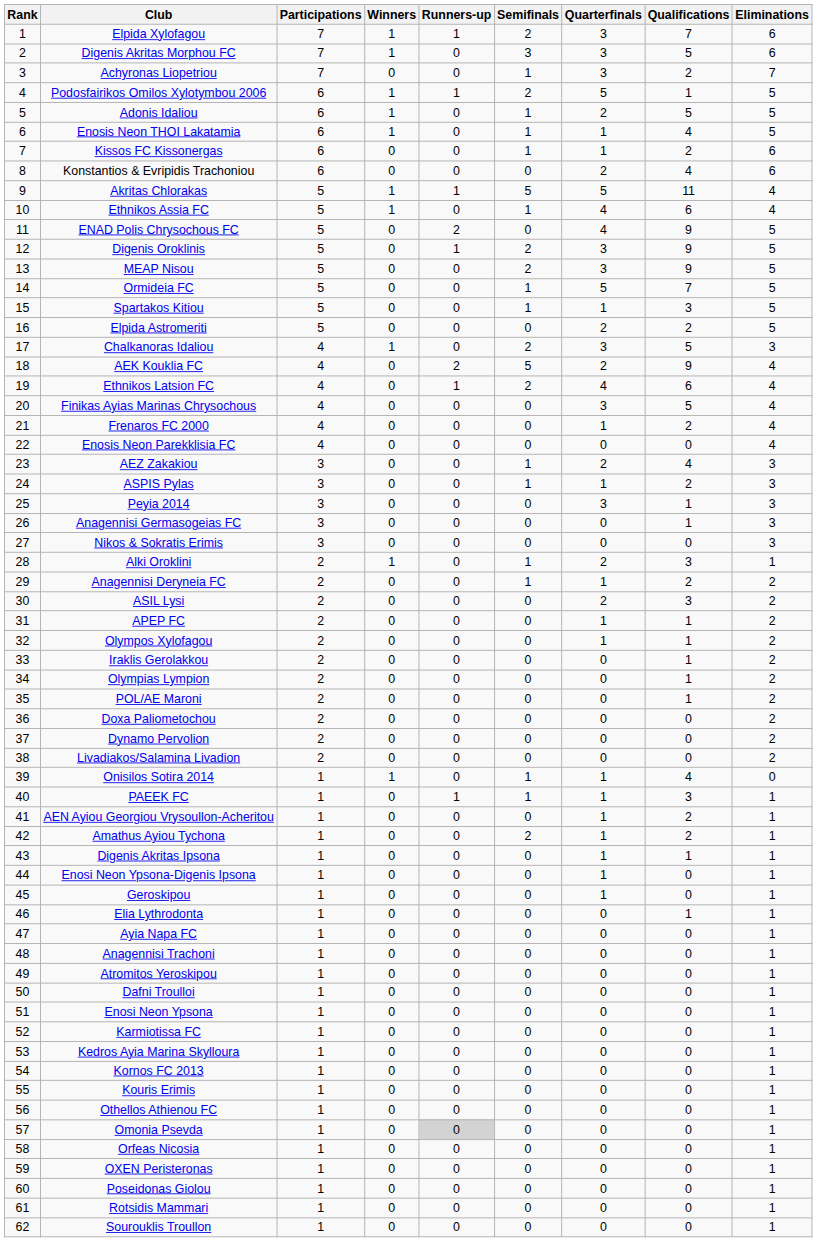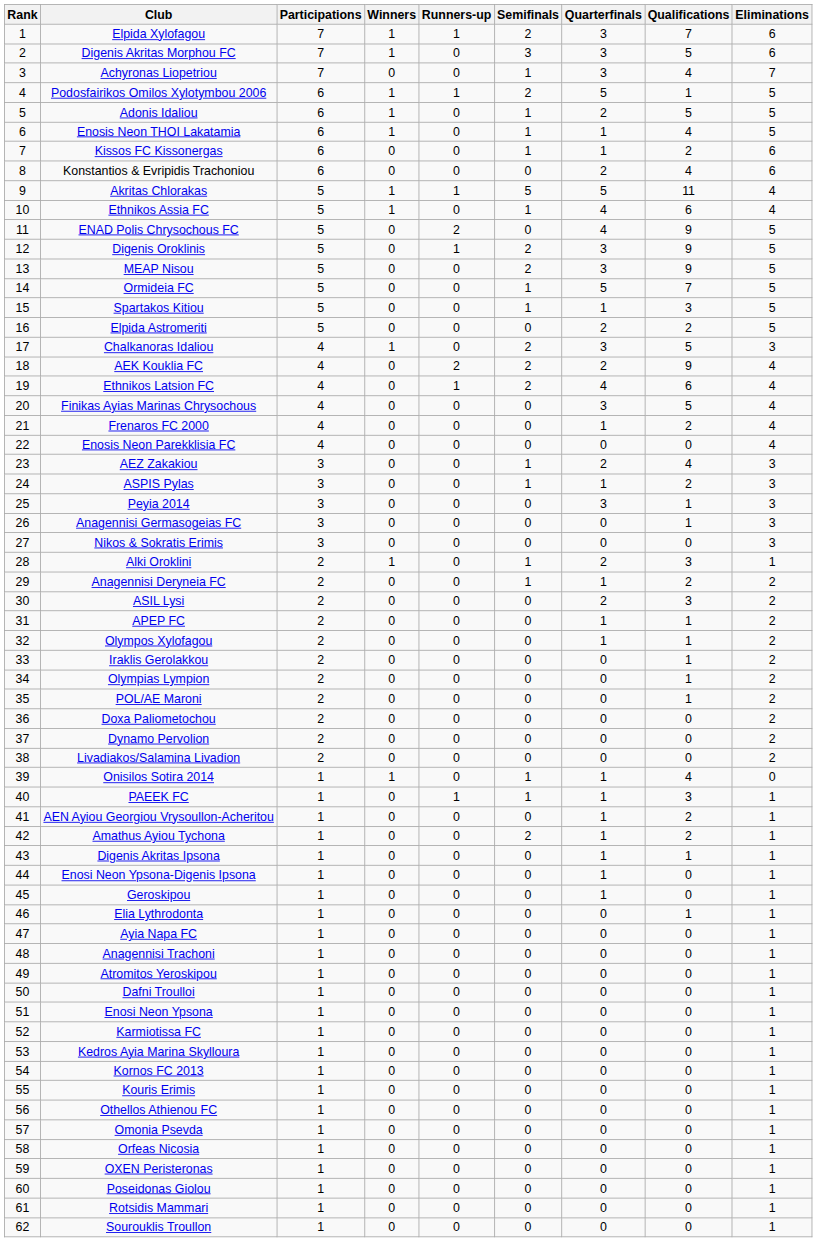(689, 73) 2 -> (689, 73) 4
(528, 367) 5 -> (528, 367) 2
(457, 1130) lightgrey background -> (457, 1130) no background
